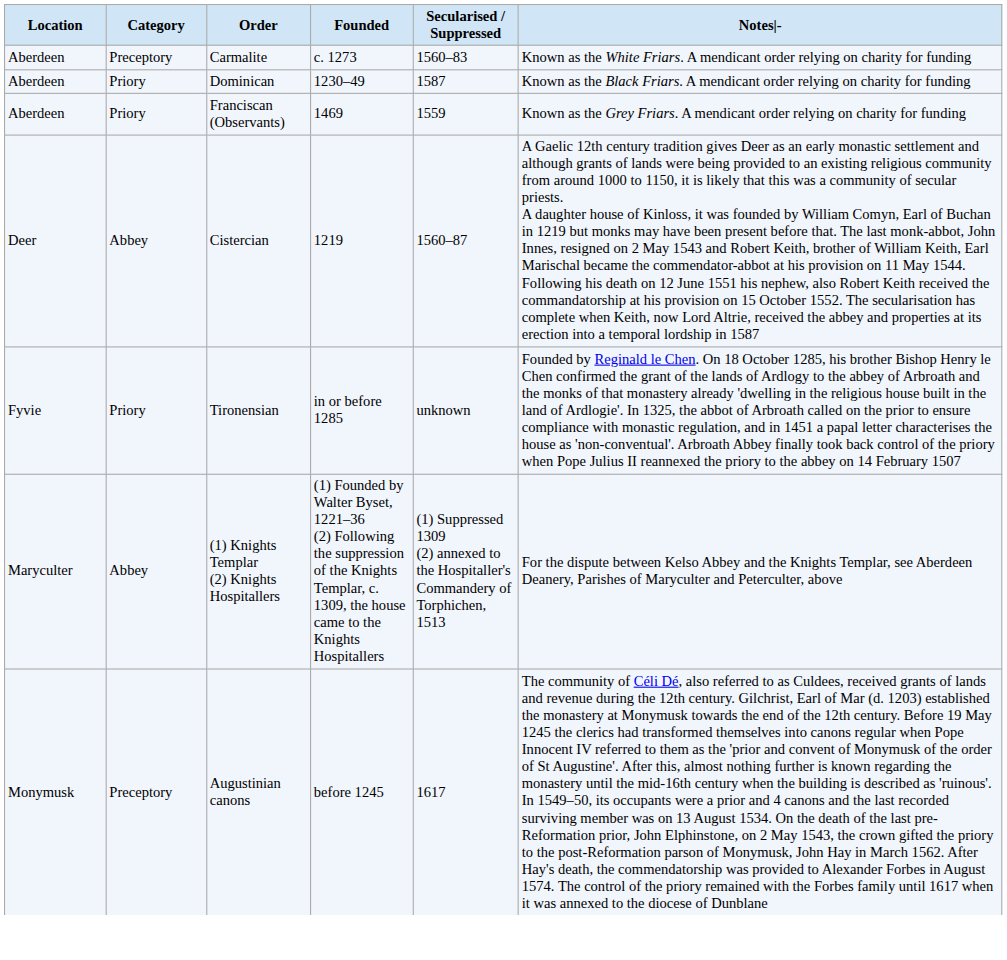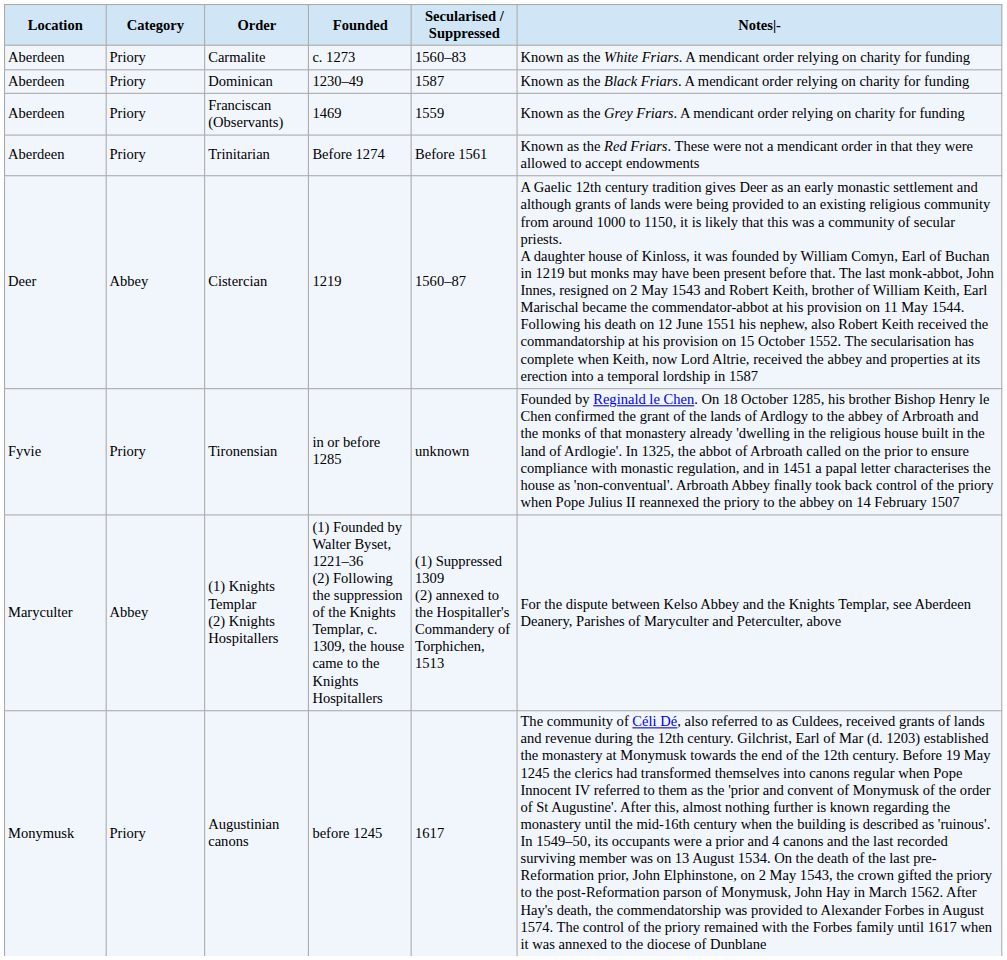(141, 57) Preceptory -> (128, 57) Priory
+ row: (239, 154)
(141, 791) Preceptory -> (128, 833) Priory
